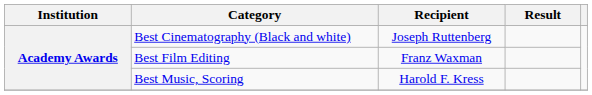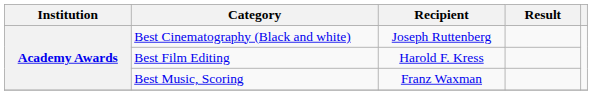(441, 57) Franz Waxman -> (441, 57) Harold F. Kress
(441, 79) Harold F. Kress -> (441, 79) Franz Waxman
